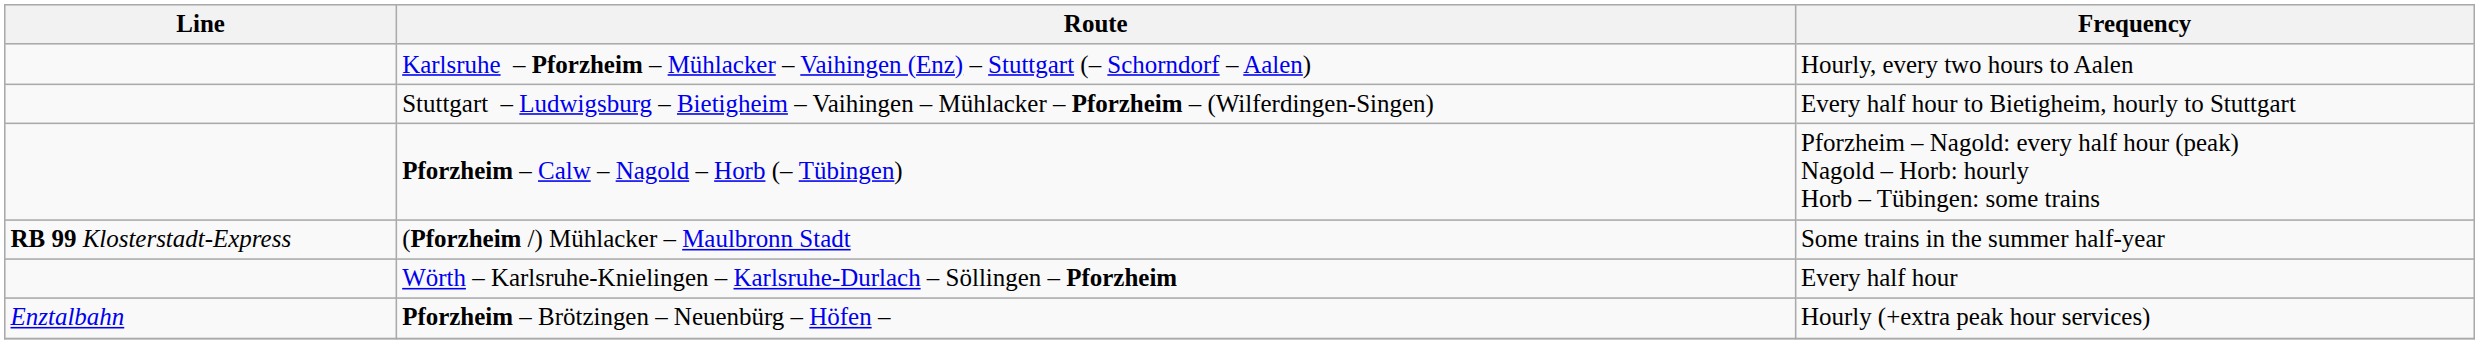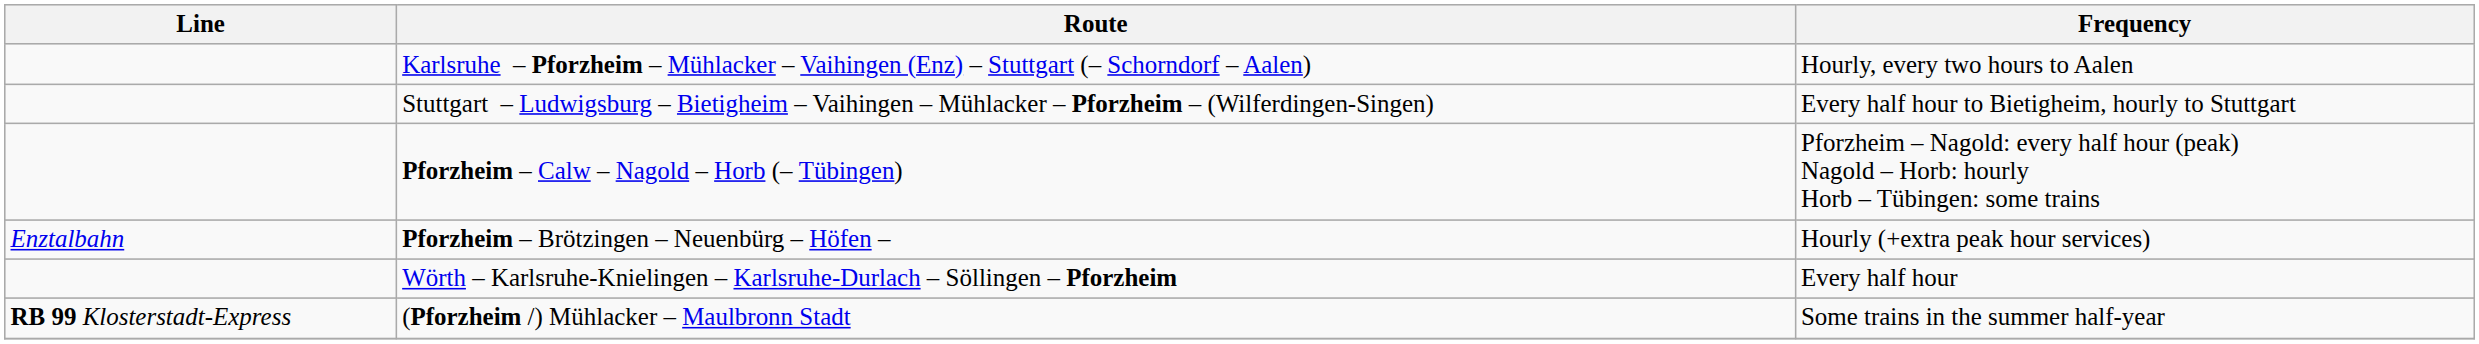rows swapped: (626, 238) <-> (646, 317)
